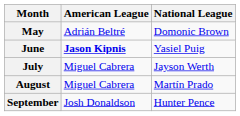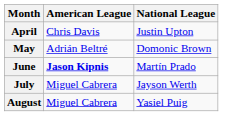+ row: (24, 31)
(179, 48) Yasiel Puig -> (166, 66) Martín Prado
(184, 84) Martín Prado -> (162, 102) Yasiel Puig
- row: (33, 102)
